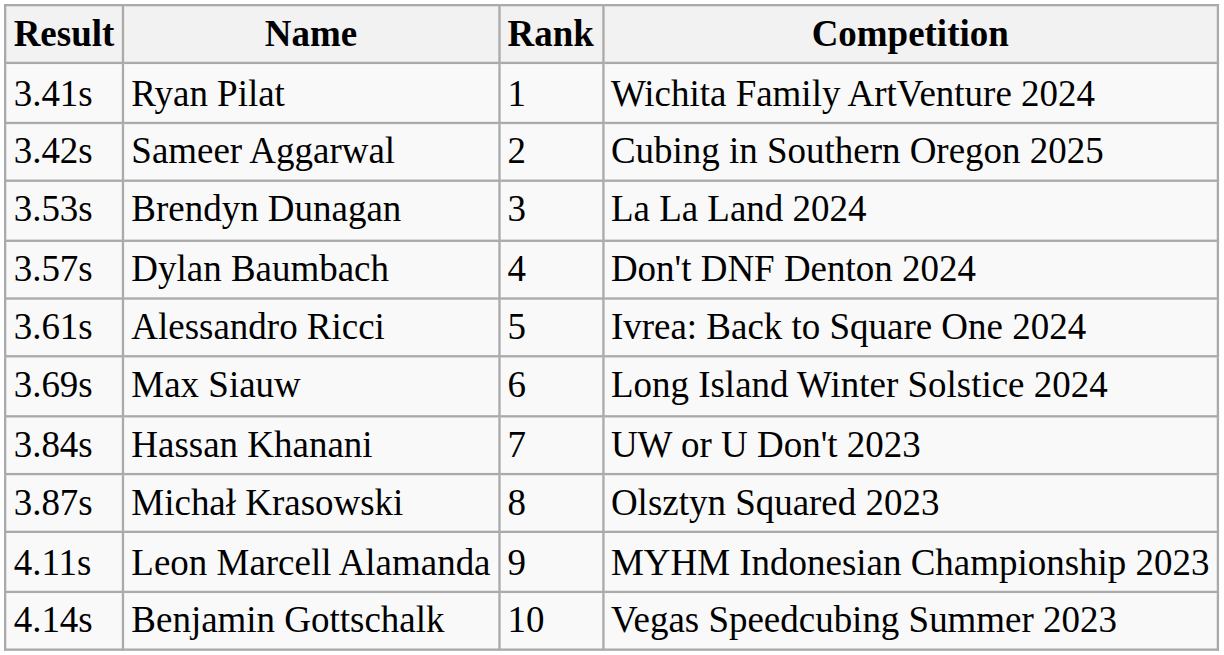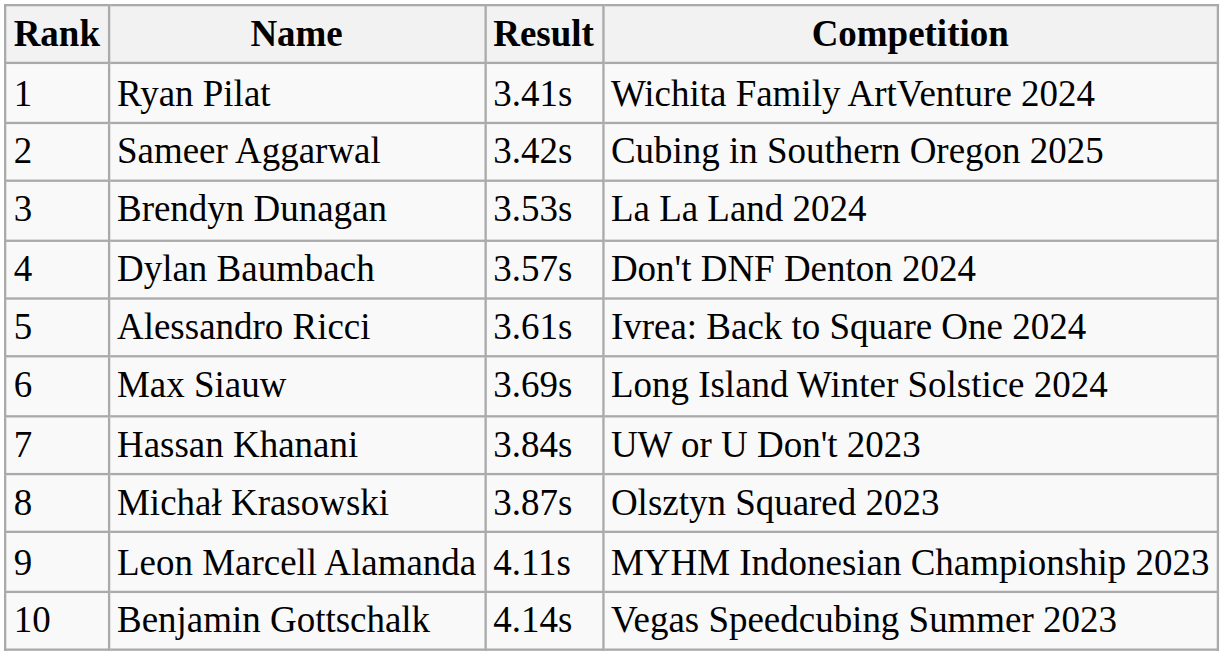columns swapped: (551, 33) <-> (64, 33)
